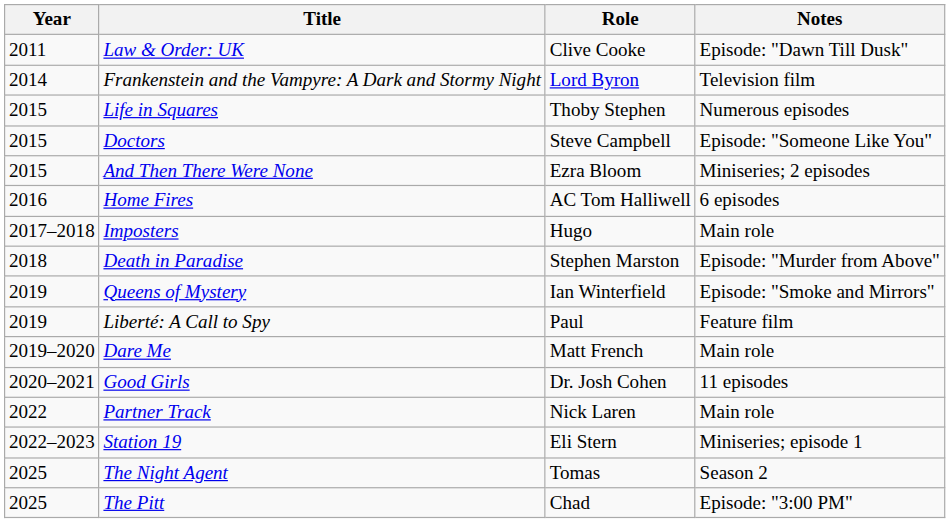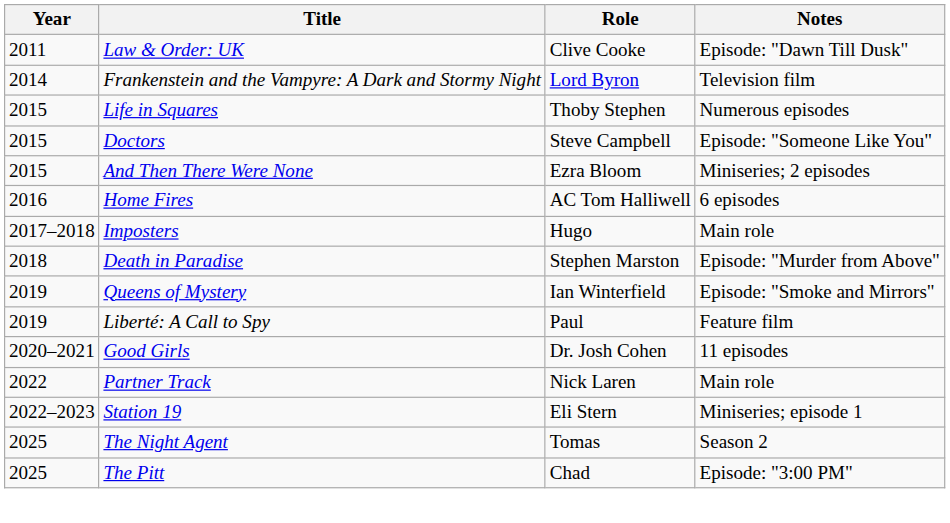- row: (137, 351)
